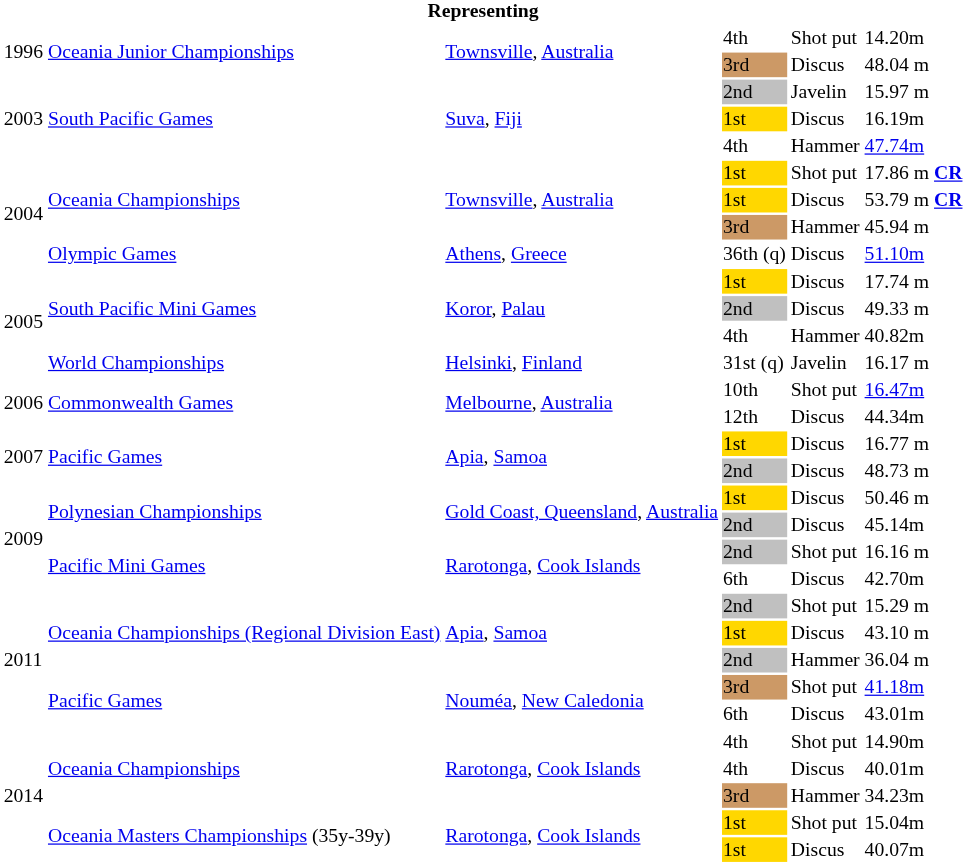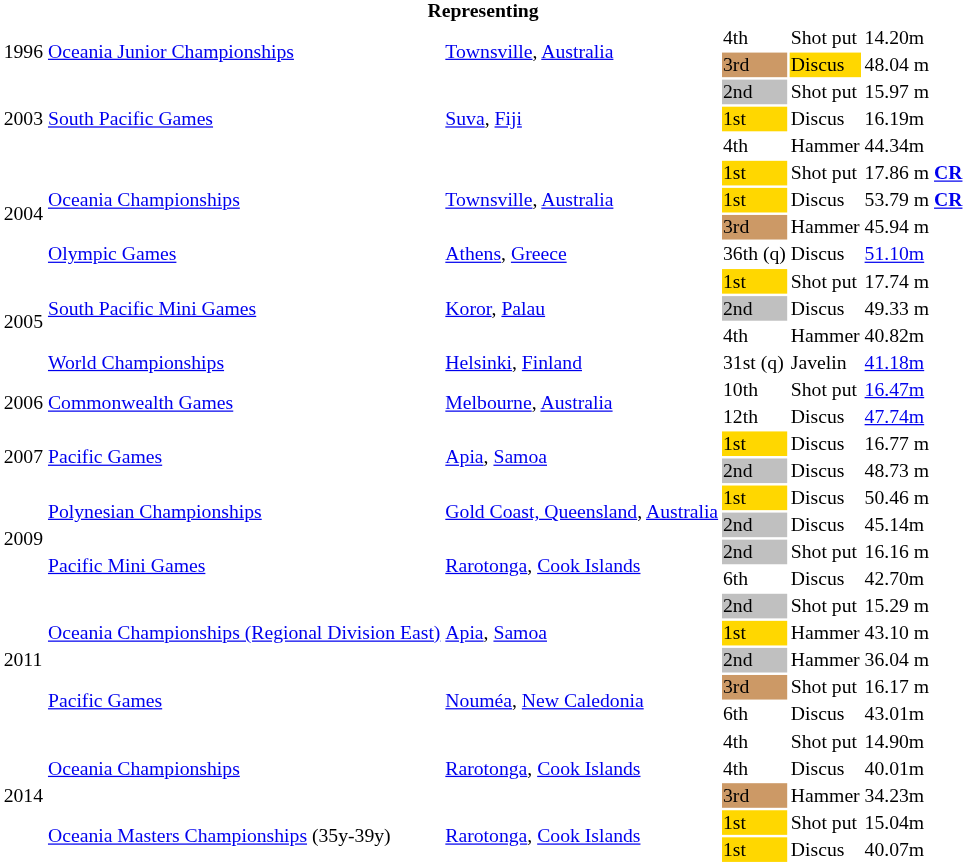(818, 64) no background -> (818, 64) gold background
(819, 91) Javelin -> (824, 91) Shot put
(894, 145) 47.74m -> (894, 145) 44.34m
(818, 281) Discus -> (824, 281) Shot put
(897, 362) 16.17 m -> (894, 362) 41.18m
(894, 416) 44.34m -> (894, 416) 47.74m
(818, 633) Discus -> (825, 633) Hammer
(894, 687) 41.18m -> (897, 687) 16.17 m
